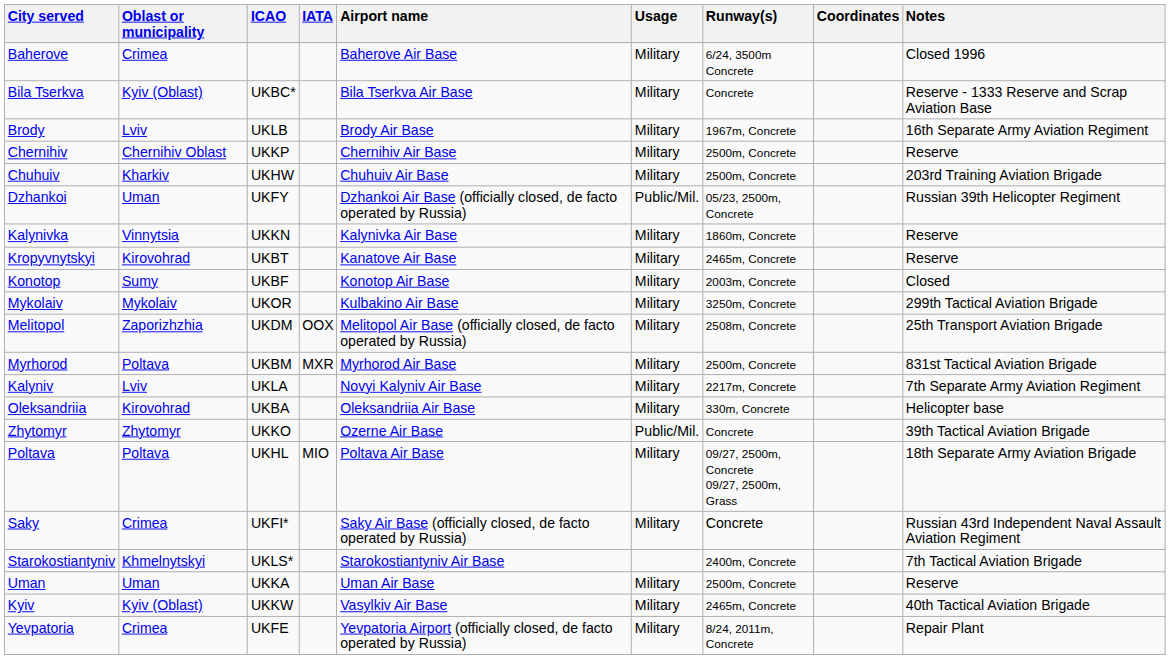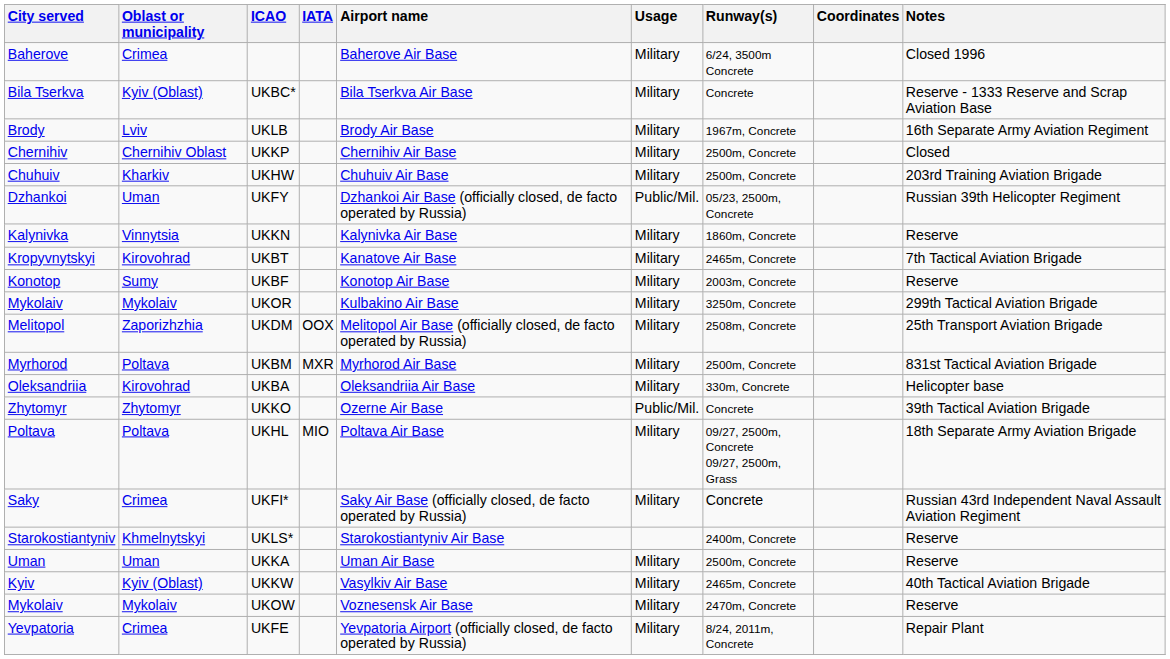(932, 153) Reserve -> (928, 153) Closed
(932, 258) Reserve -> (994, 258) 7th Tactical Aviation Brigade
(928, 280) Closed -> (932, 280) Reserve
- row: (269, 386)
(994, 561) 7th Tactical Aviation Brigade -> (932, 539) Reserve
+ row: (273, 606)
